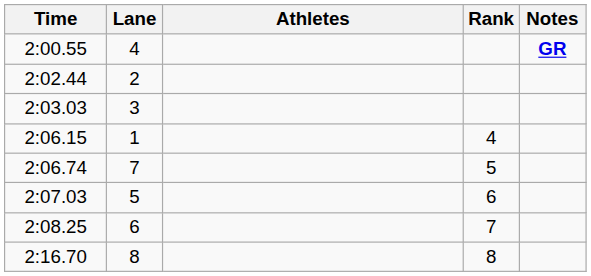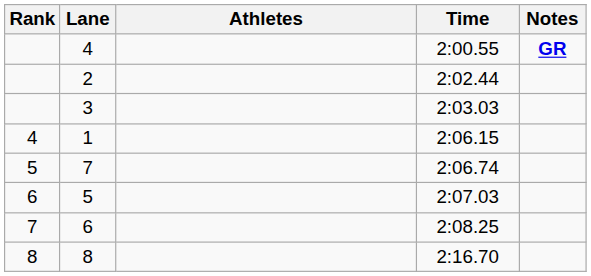columns swapped: (491, 19) <-> (56, 19)
